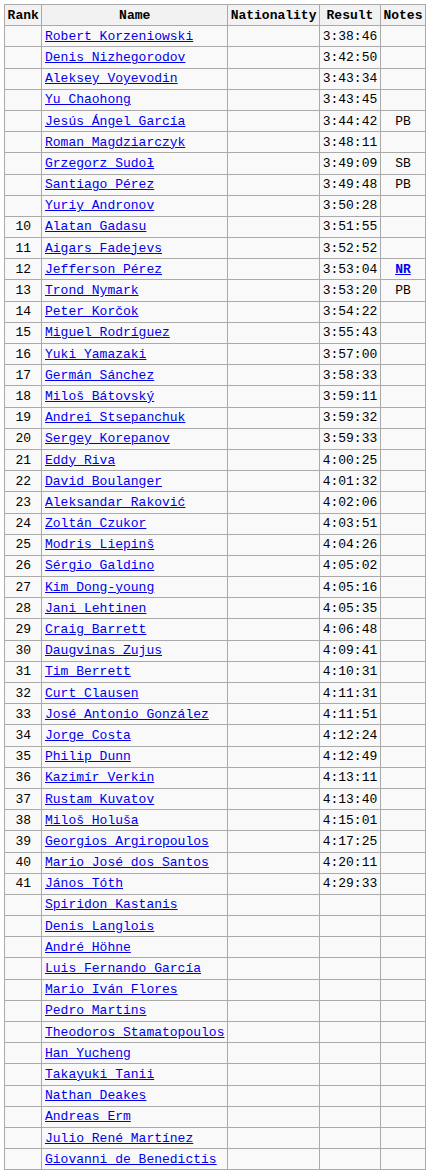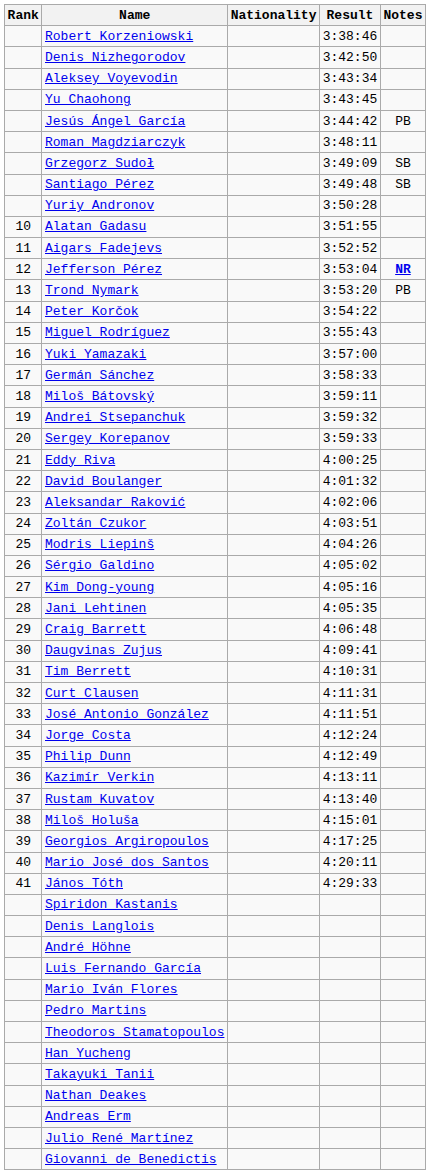(403, 185) PB -> (403, 185) SB
